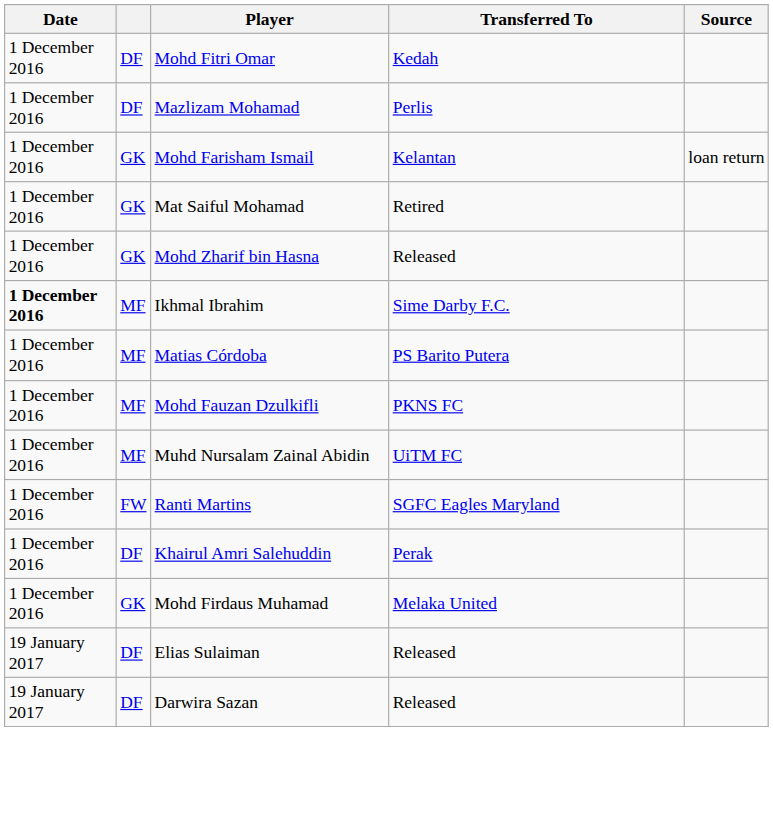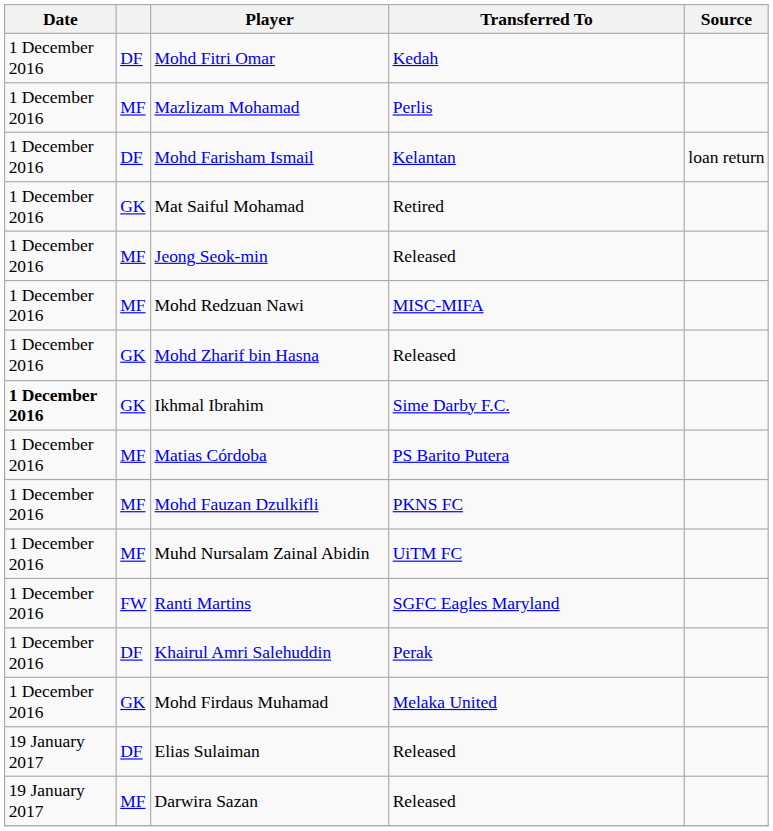(131, 107) DF -> (133, 107) MF
(133, 157) GK -> (131, 157) DF
+ row: (211, 256)
+ row: (229, 305)
(133, 305) MF -> (133, 404) GK
(131, 702) DF -> (133, 801) MF
